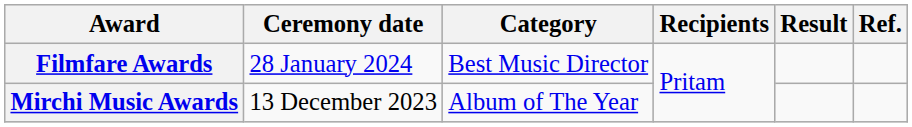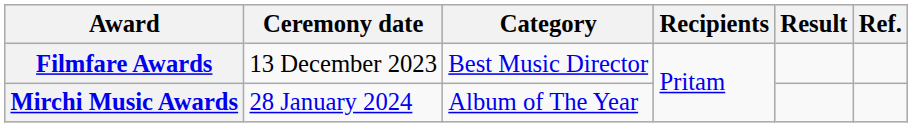(331, 63) 28 January 2024 -> (343, 63) 13 December 2023
(343, 102) 13 December 2023 -> (331, 102) 28 January 2024
